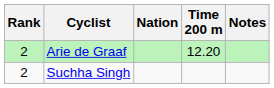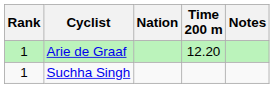(24, 51) 2 -> (24, 51) 1
(24, 72) 2 -> (24, 72) 1
